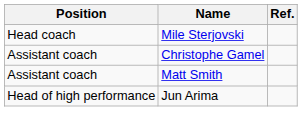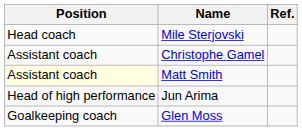(52, 75) no background -> (52, 75) lightyellow background
+ row: (192, 116)
